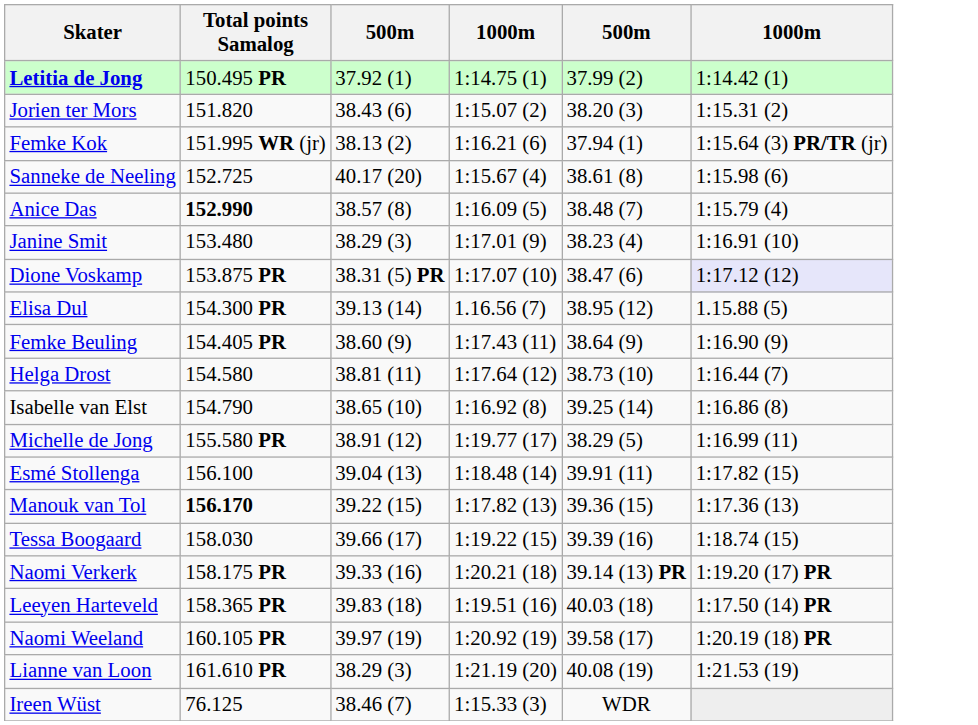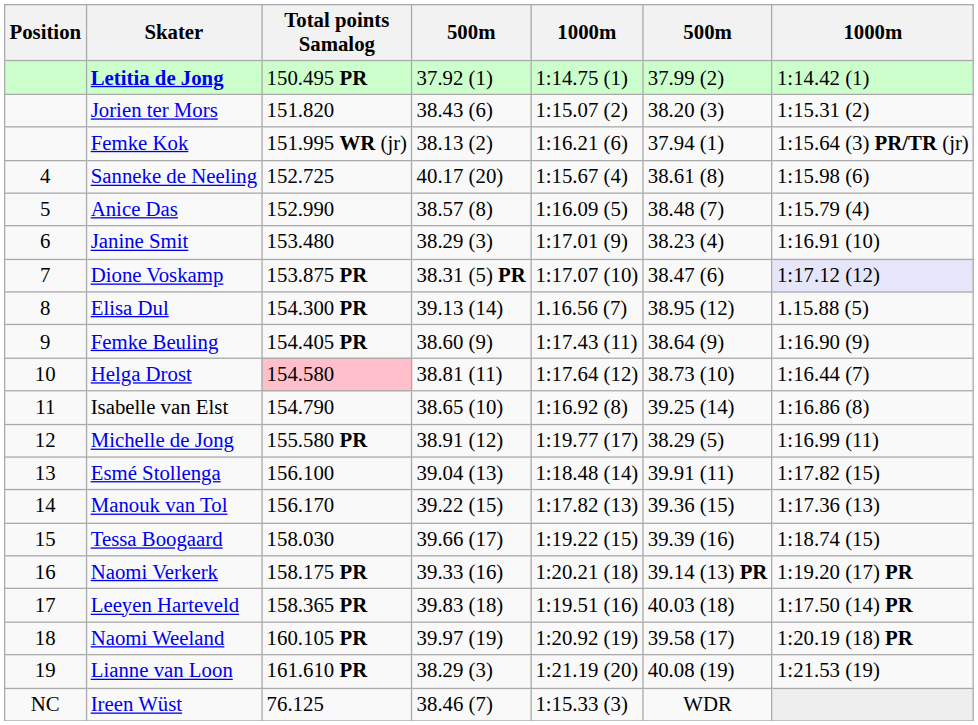+ column: (45, 32)
(219, 209) bold -> (300, 209) normal
(219, 374) no background -> (300, 374) pink background
(219, 506) bold -> (300, 506) normal
